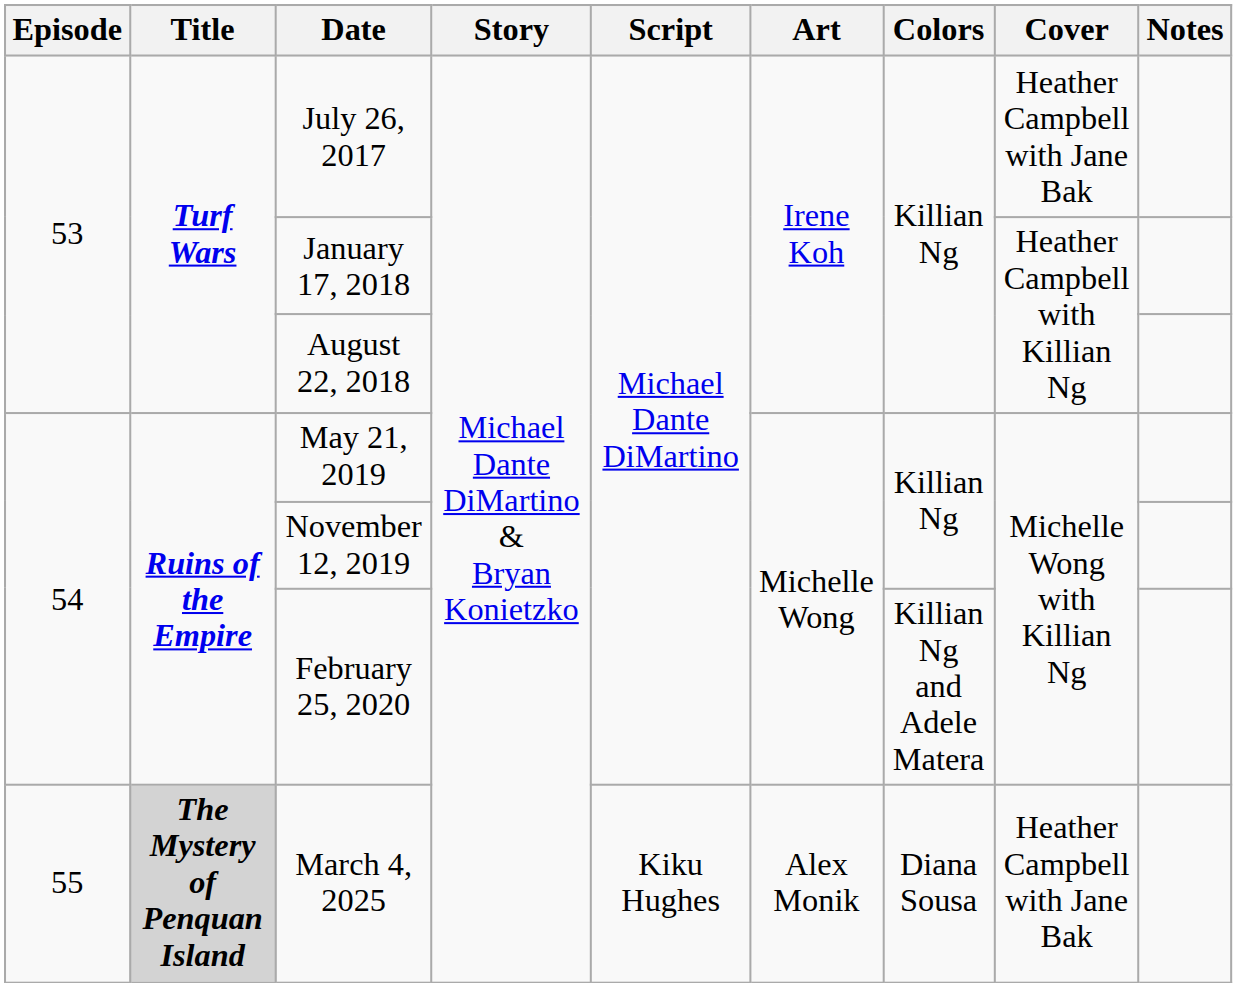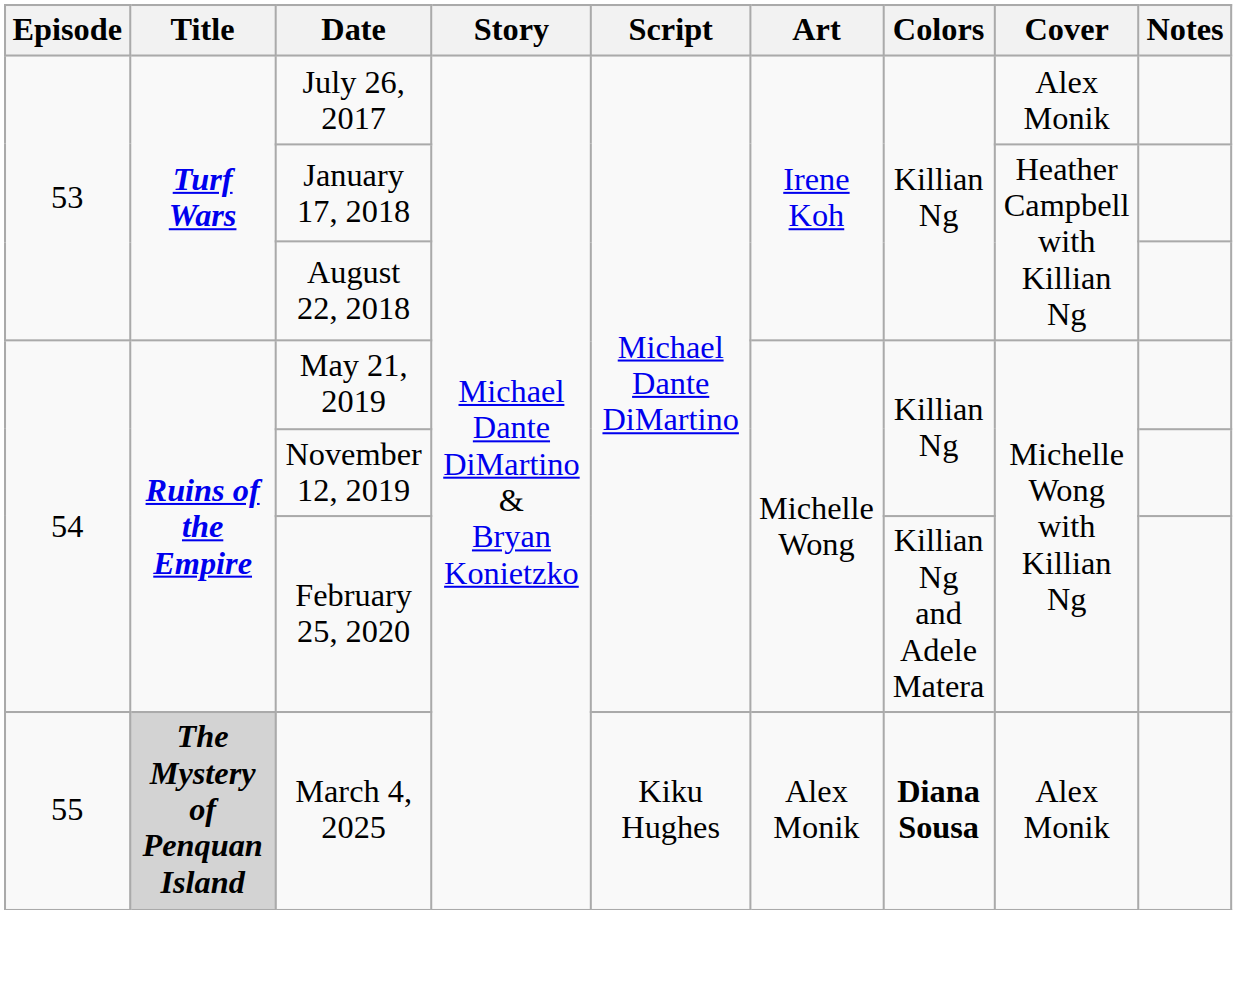(1067, 135) Heather Campbell with Jane Bak -> (1067, 99) Alex Monik
(939, 883) normal -> (939, 810) bold
(1067, 883) Heather Campbell with Jane Bak -> (1067, 810) Alex Monik
